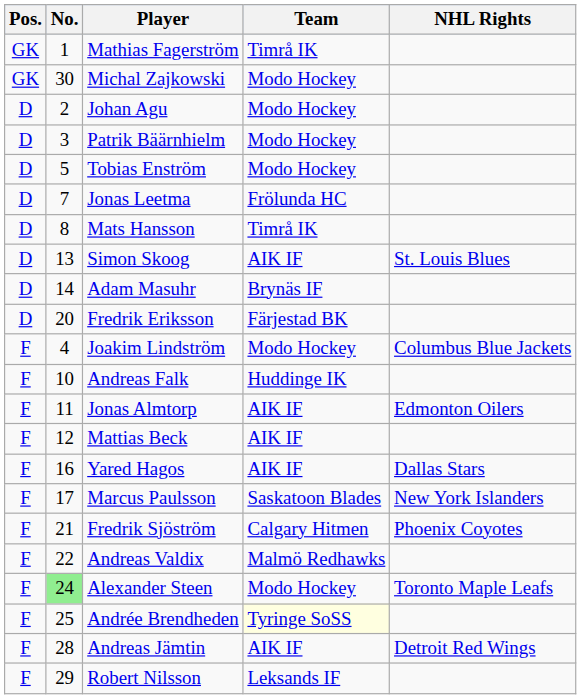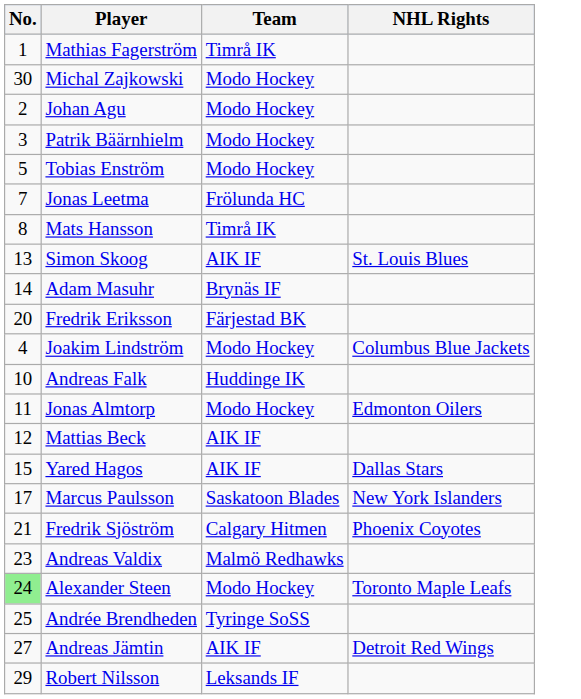- column: (25, 19)
(275, 408) AIK IF -> (260, 408) Modo Hockey
(65, 468) 16 -> (23, 468) 15
(65, 558) 22 -> (23, 558) 23
(299, 618) lightyellow background -> (258, 618) no background
(65, 648) 28 -> (23, 648) 27
